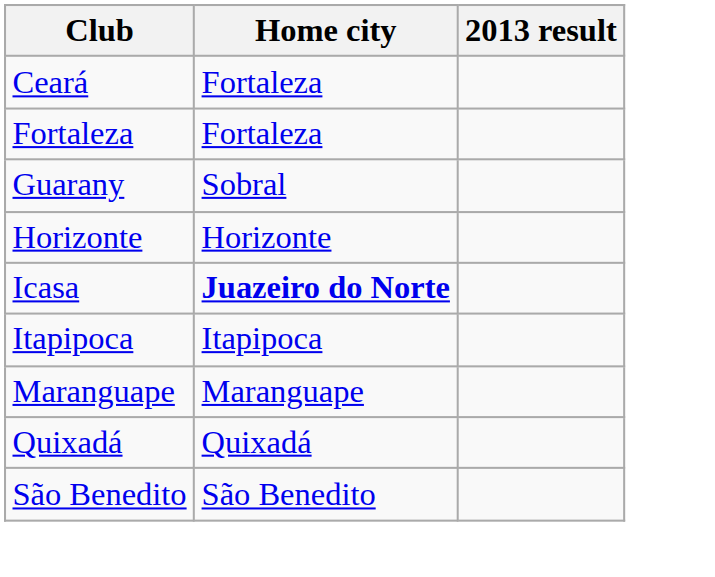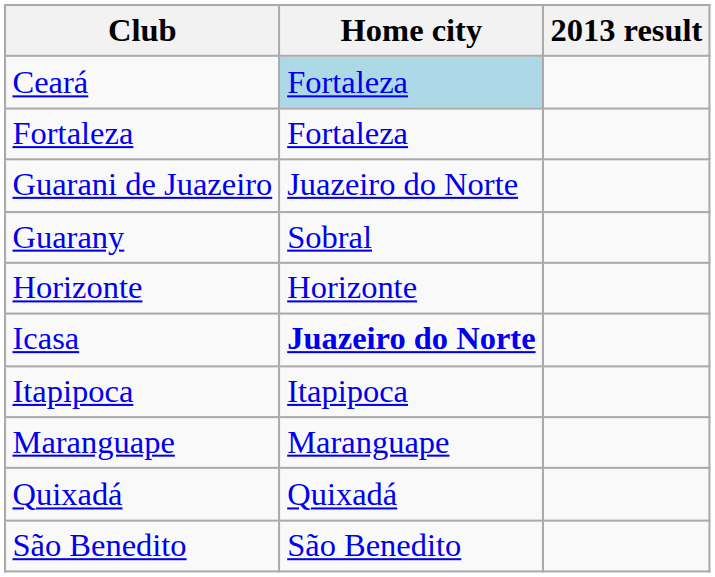(262, 81) no background -> (348, 81) lightblue background
+ row: (142, 184)
